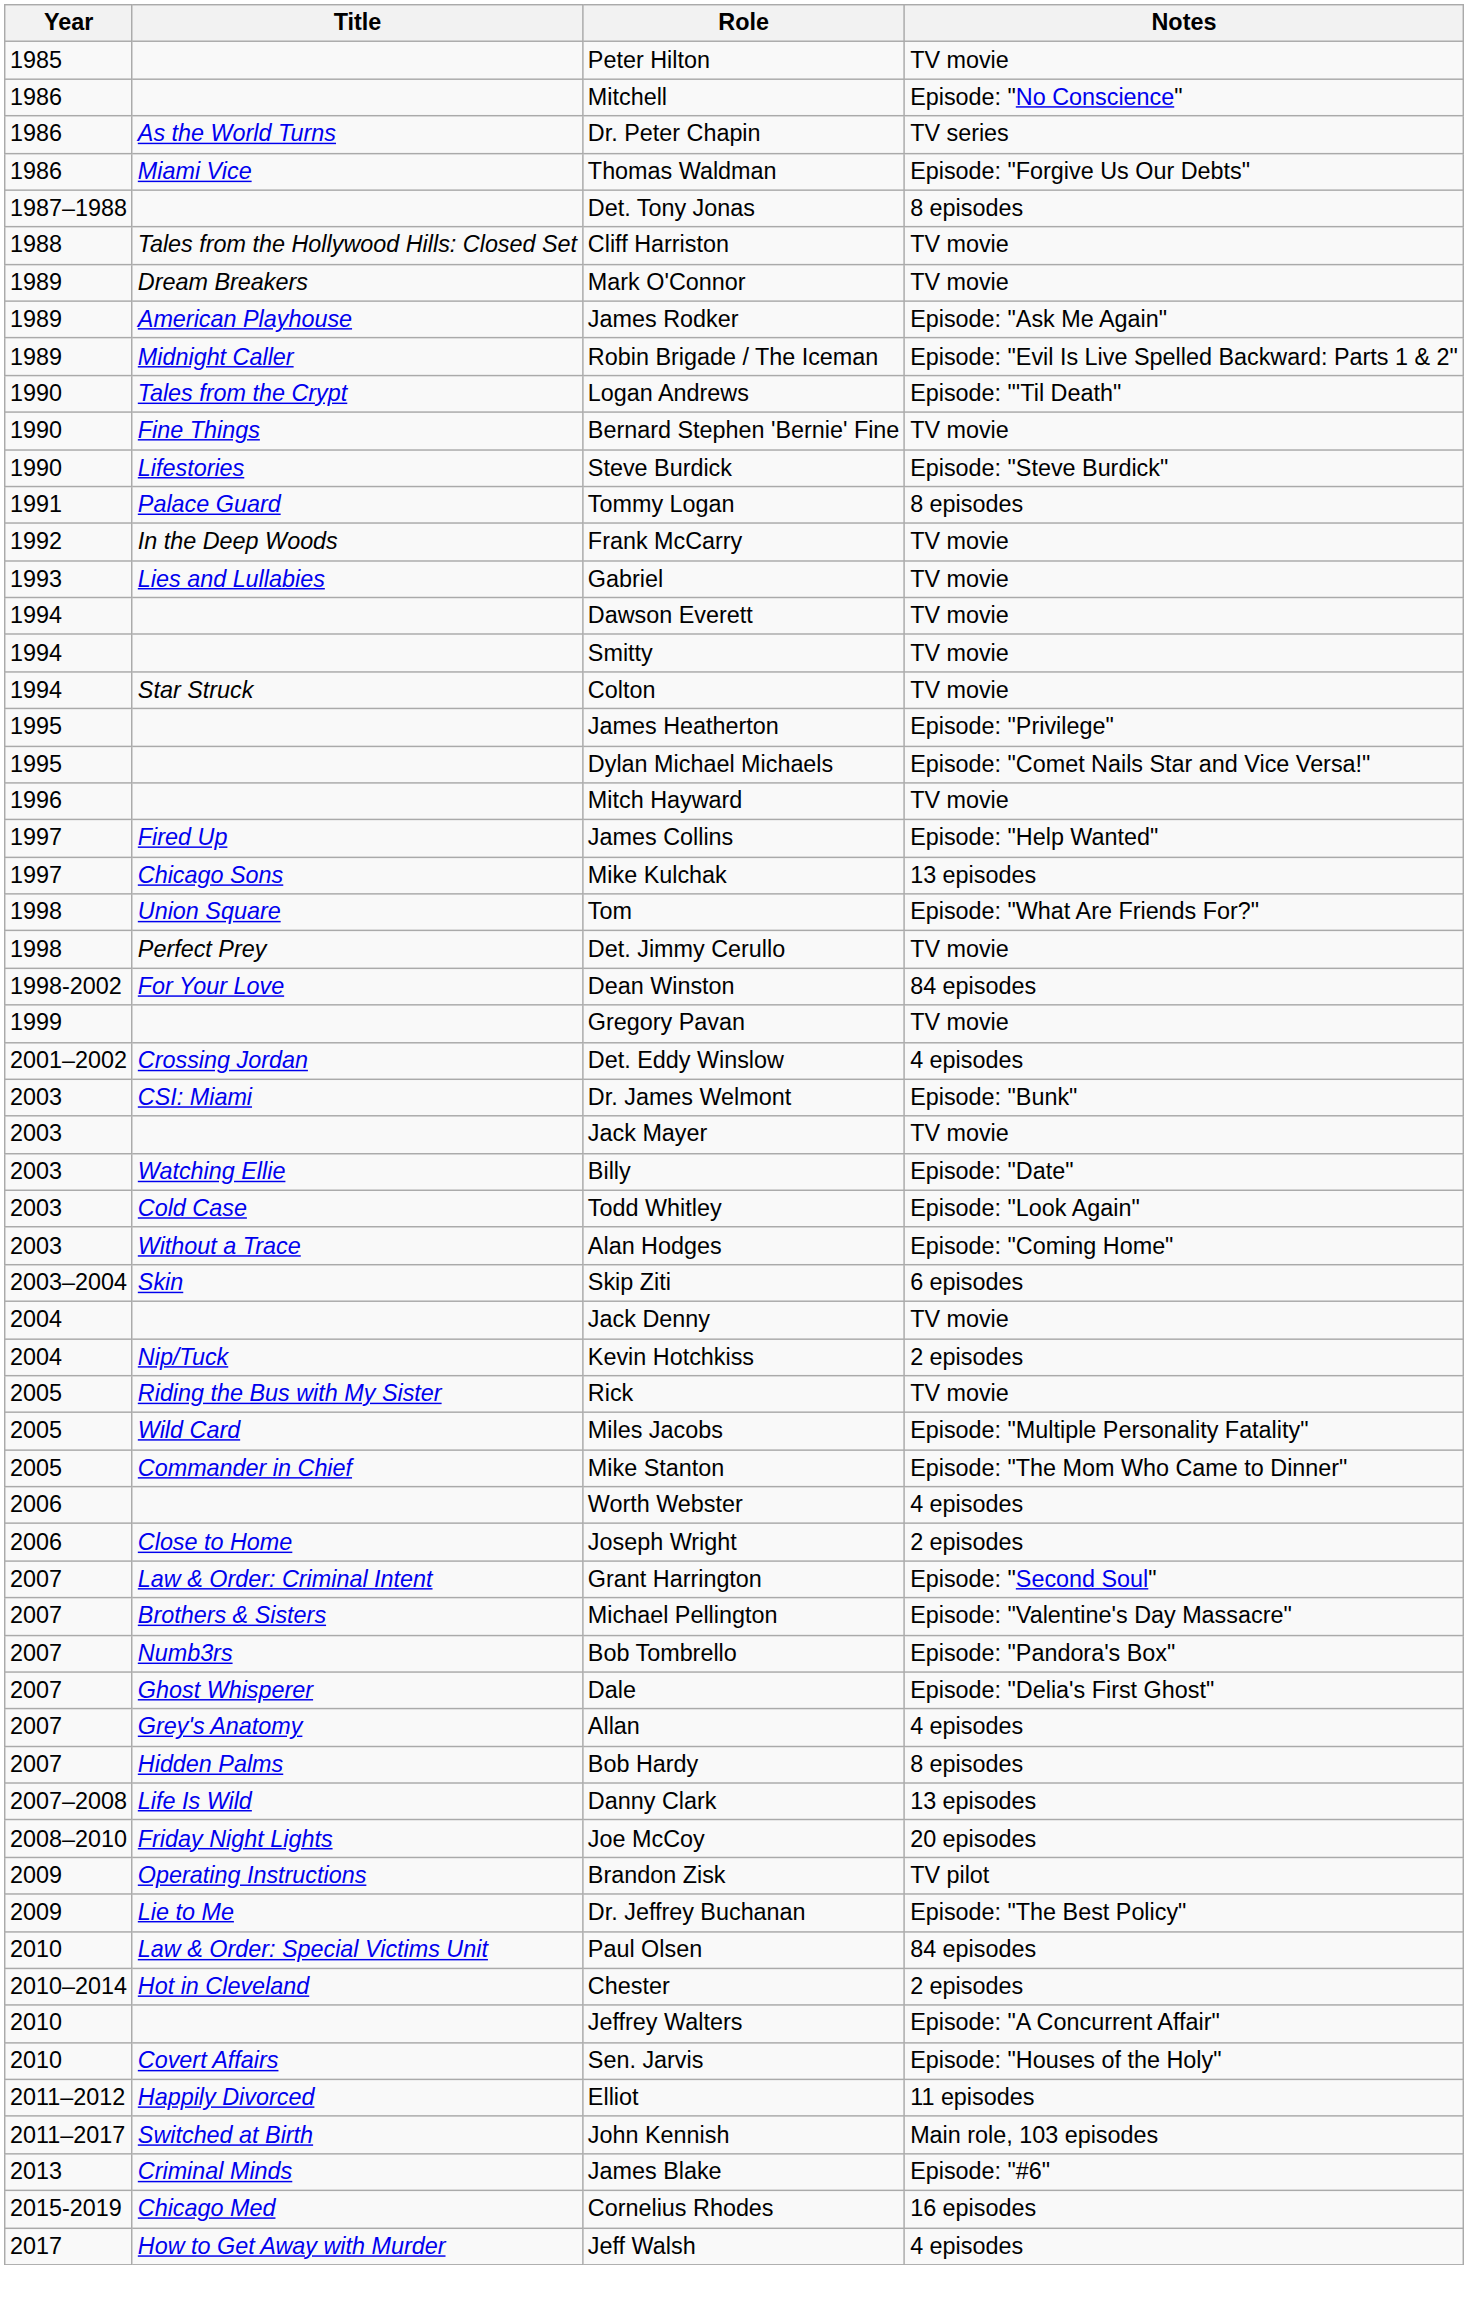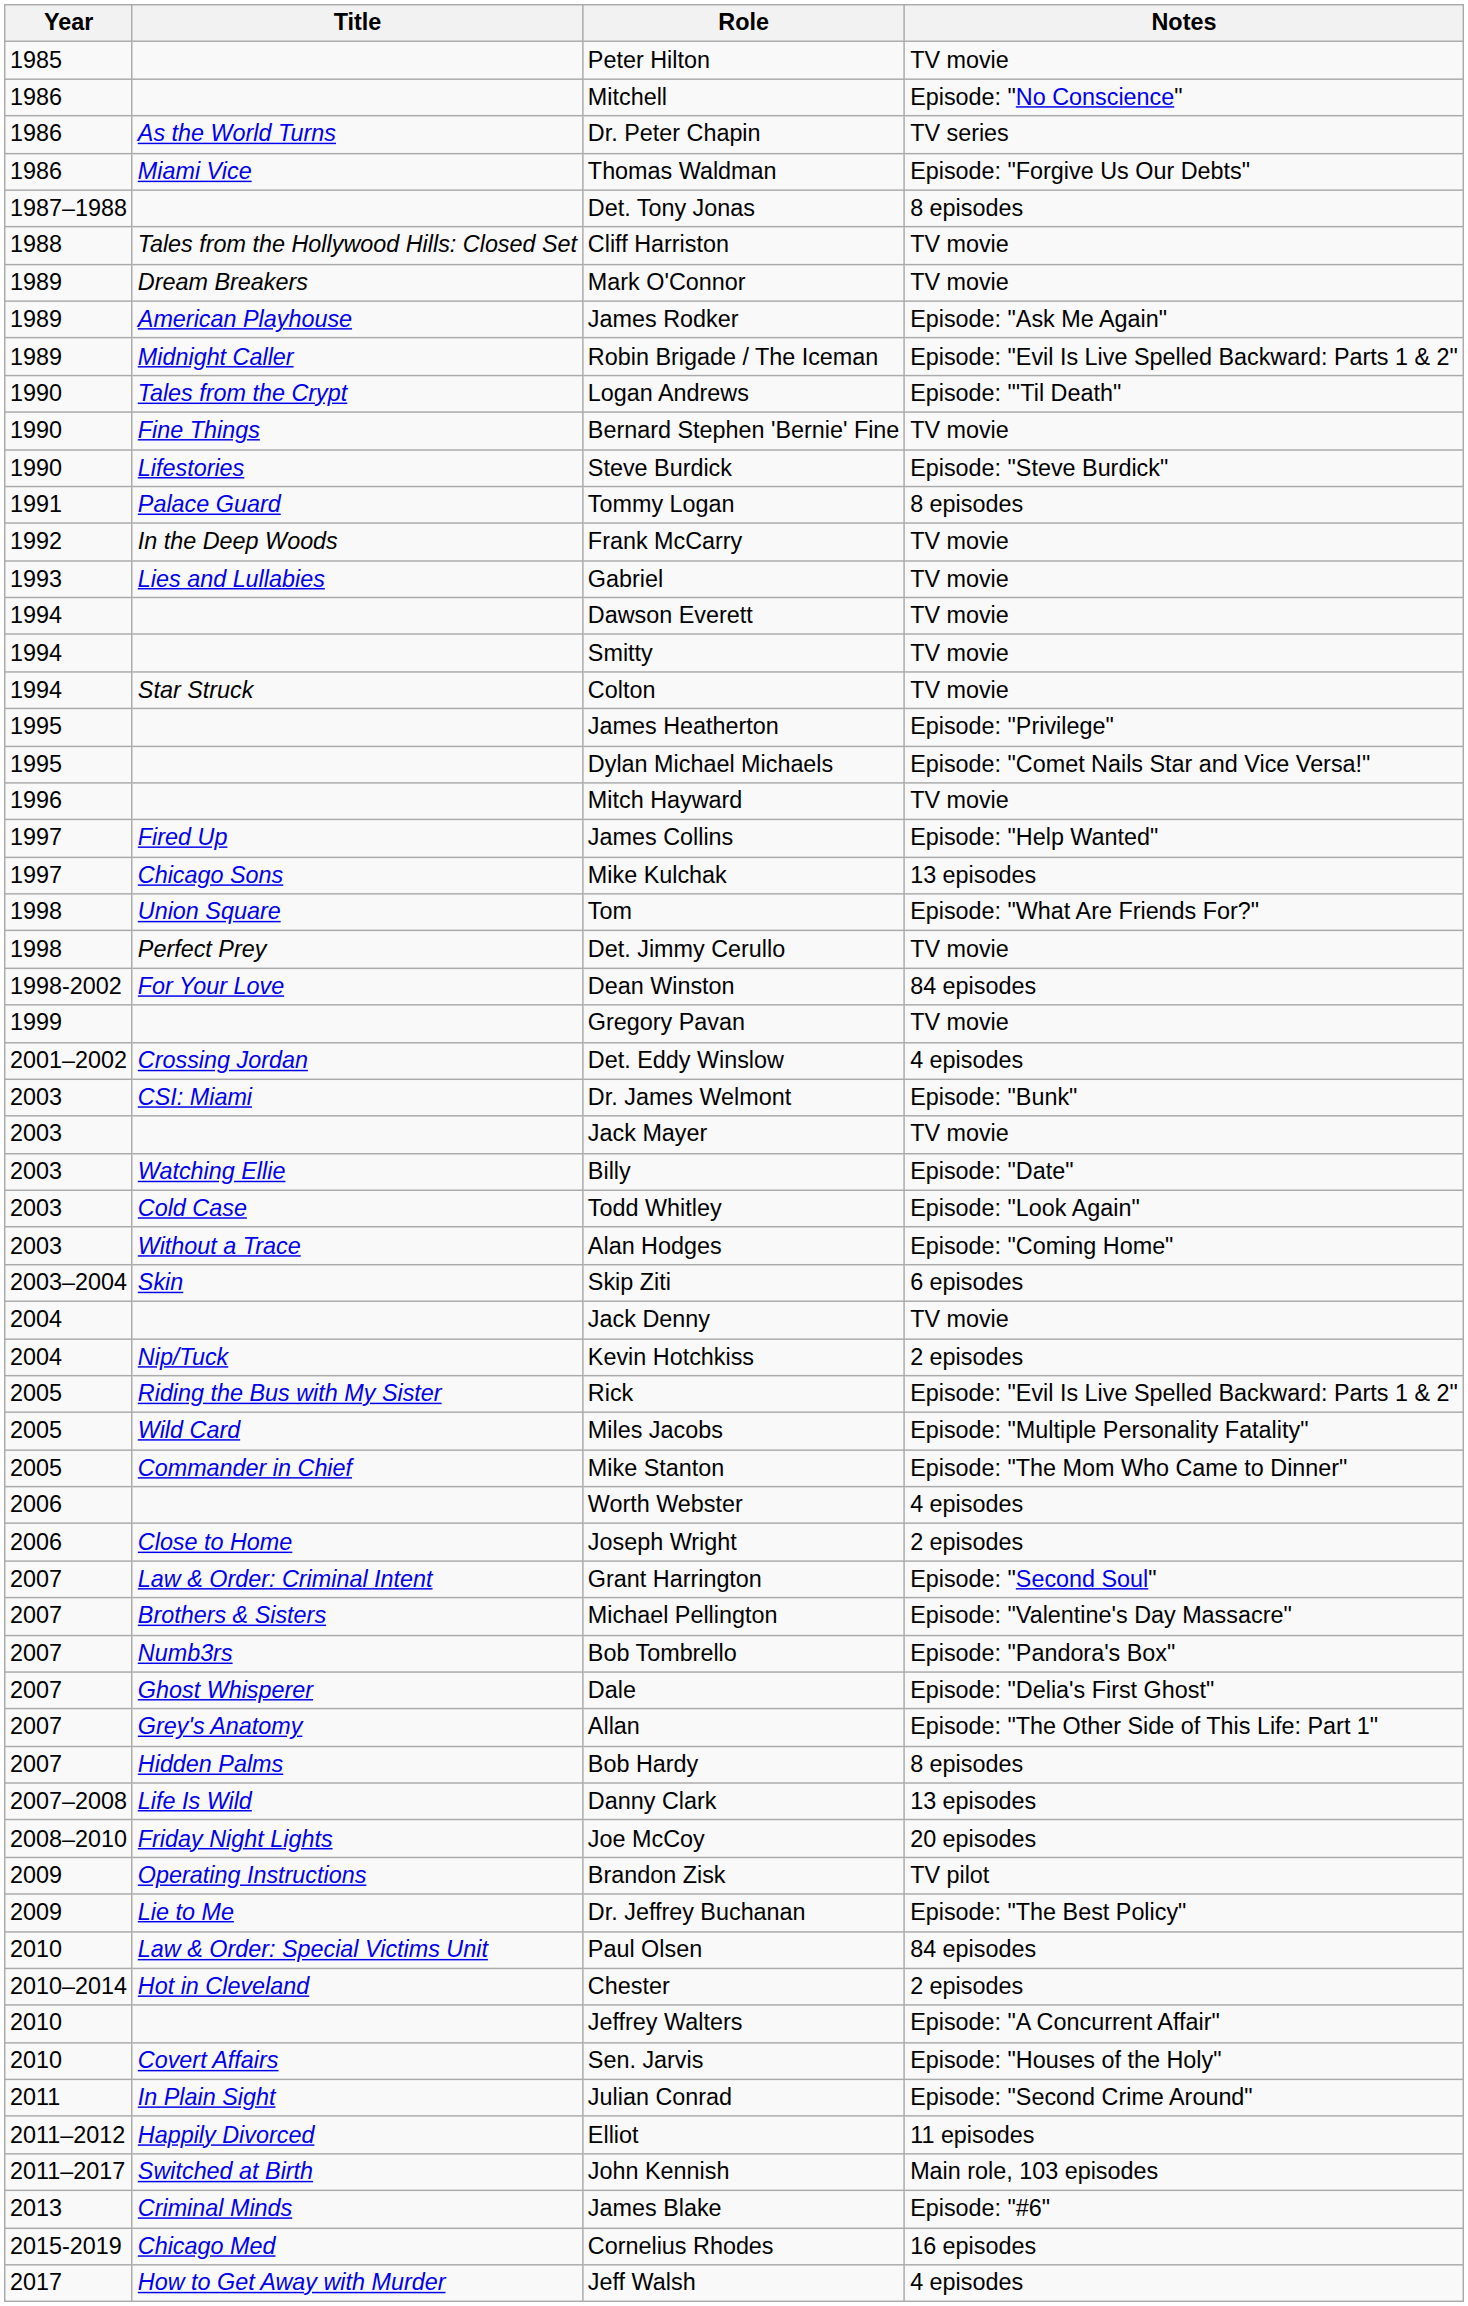(959, 1393) TV movie -> (1184, 1393) Episode: "Evil Is Live Spelled Backward: Parts 1 & 2"
(967, 1727) 4 episodes -> (1144, 1727) Episode: "The Other Side of This Life: Part 1"
+ row: (660, 2097)
